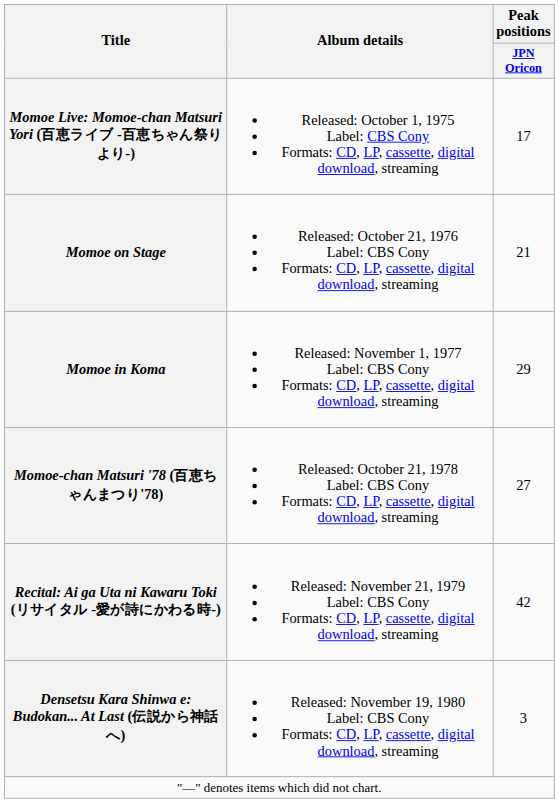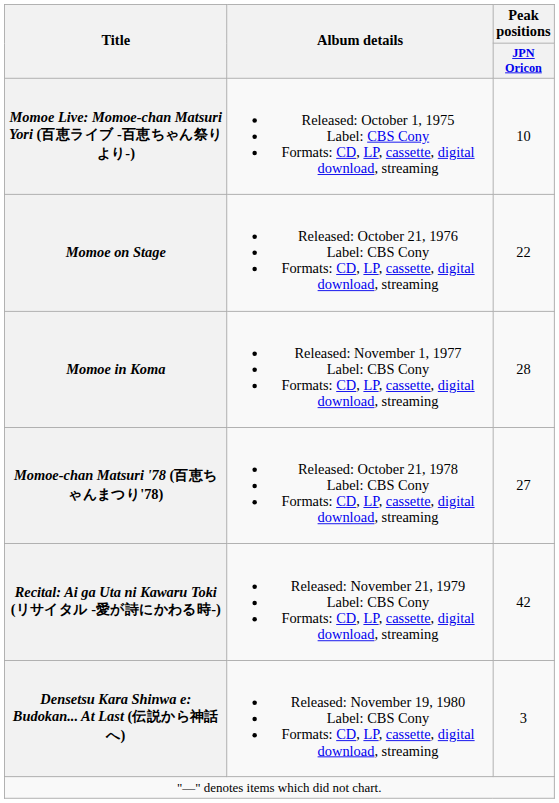(523, 136) 17 -> (523, 136) 10
(523, 252) 21 -> (523, 252) 22
(523, 369) 29 -> (523, 369) 28
